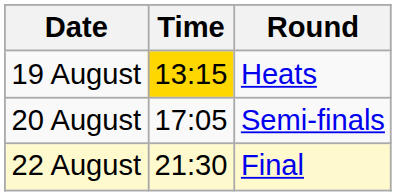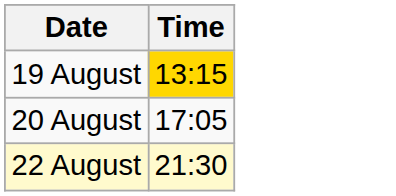- column: (313, 27)
